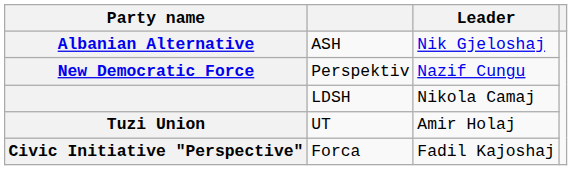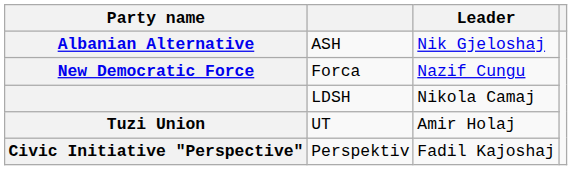(360, 71) Perspektiv -> (336, 71) Forca
(336, 151) Forca -> (360, 151) Perspektiv
